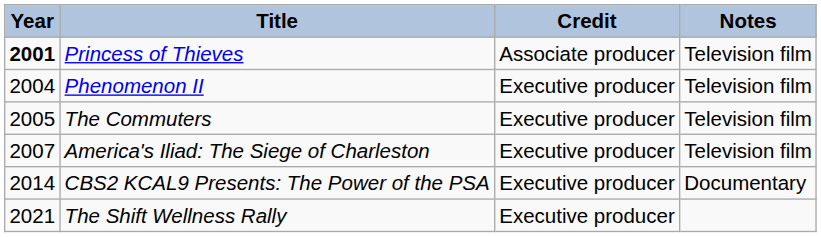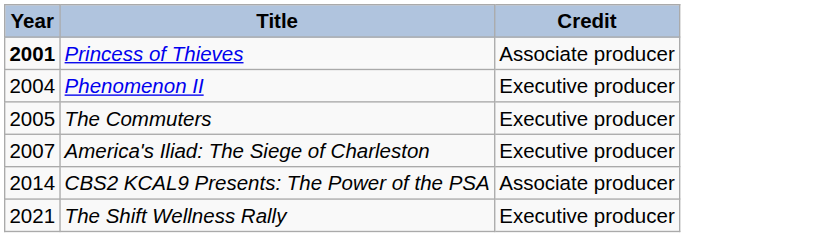- column: (748, 21)
(587, 184) Executive producer -> (587, 184) Associate producer
